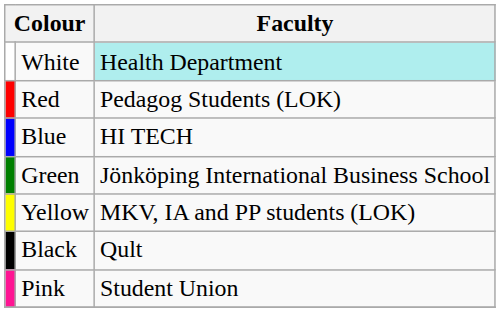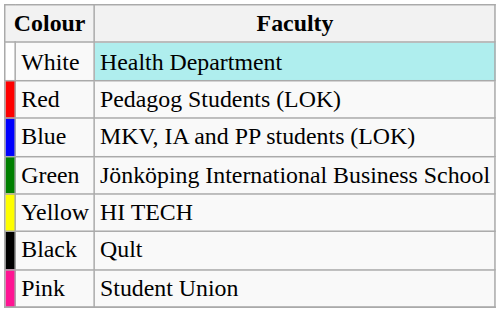(146, 136) HI TECH -> (258, 136) MKV, IA and PP students (LOK)
(258, 212) MKV, IA and PP students (LOK) -> (146, 212) HI TECH
